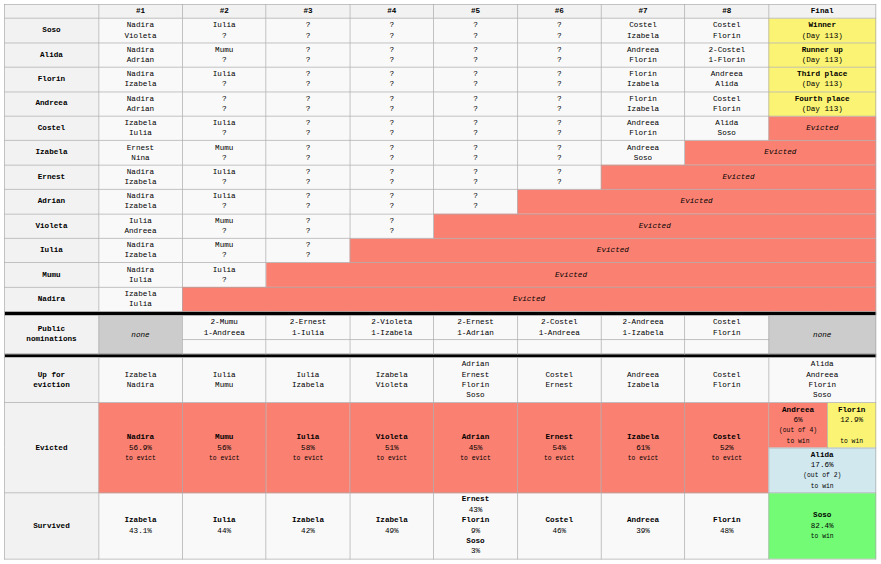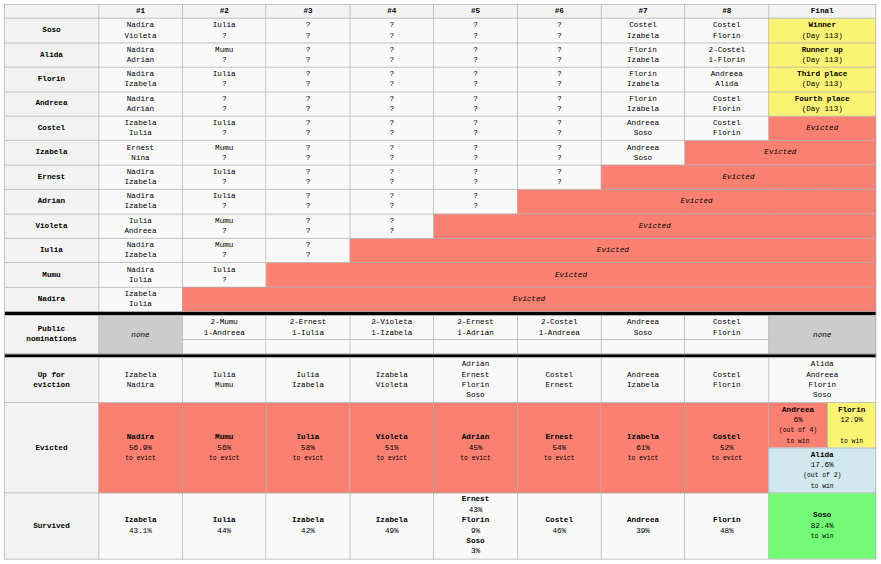(643, 55) Andreea Florin -> (643, 55) Florin Izabela
(643, 128) Andreea Florin -> (643, 128) Andreea Soso
(727, 128) Alida Soso -> (727, 128) Costel Florin
(643, 327) 2-Andreea 1-Izabela -> (643, 327) Andreea Soso
